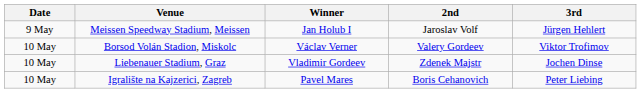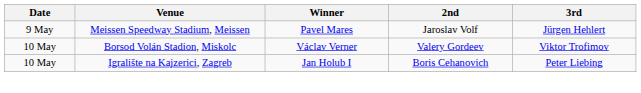(327, 29) Jan Holub I -> (327, 29) Pavel Mares
- row: (170, 63)
(327, 79) Pavel Mares -> (327, 63) Jan Holub I
